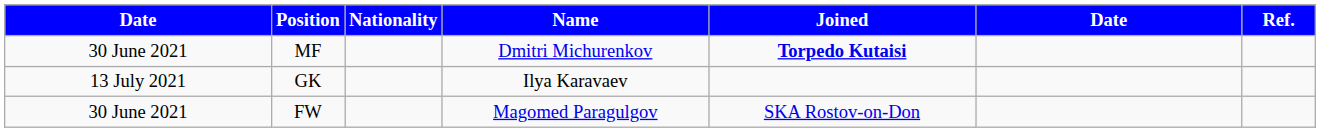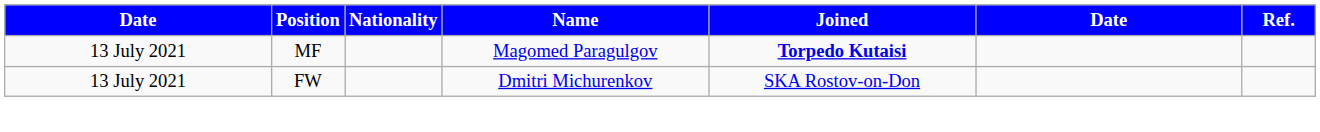(138, 50) 30 June 2021 -> (138, 50) 13 July 2021
(575, 50) Dmitri Michurenkov -> (575, 50) Magomed Paragulgov
- row: (308, 81)
(138, 112) 30 June 2021 -> (138, 81) 13 July 2021
(575, 112) Magomed Paragulgov -> (575, 81) Dmitri Michurenkov
